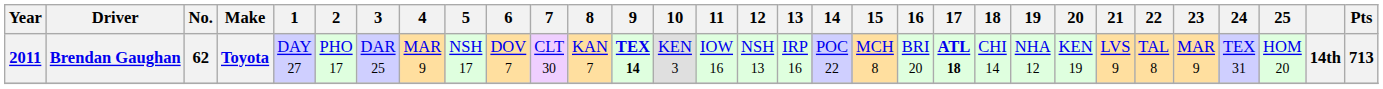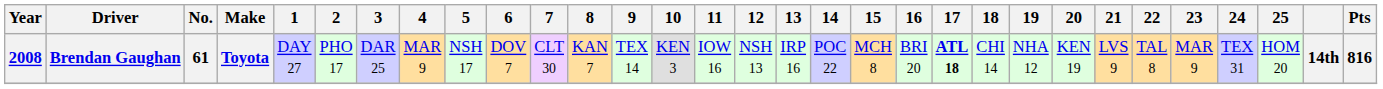(25, 57) 2011 -> (25, 57) 2008
(201, 57) 62 -> (201, 57) 61
(633, 57) bold -> (632, 57) normal
(1361, 57) 713 -> (1360, 57) 816
